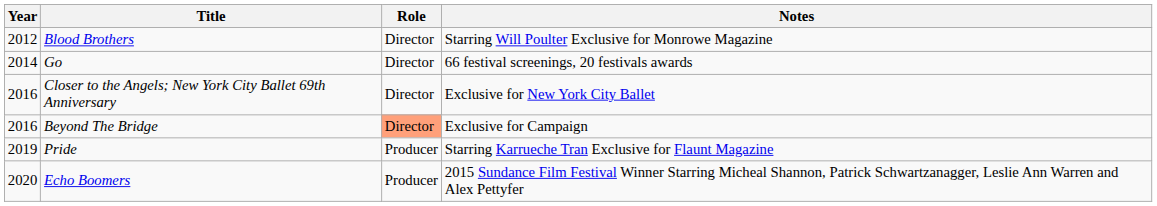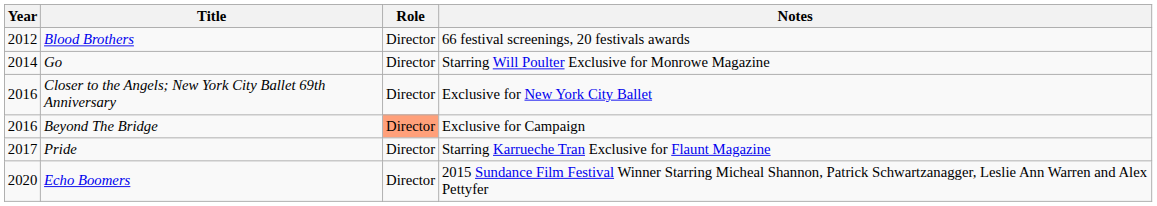(609, 39) Starring Will Poulter Exclusive for Monrowe Magazine -> (566, 39) 66 festival screenings, 20 festivals awards
(569, 62) 66 festival screenings, 20 festivals awards -> (606, 62) Starring Will Poulter Exclusive for Monrowe Magazine
(23, 149) 2019 -> (23, 149) 2017
(411, 149) Producer -> (411, 149) Director
(411, 181) Producer -> (411, 181) Director
